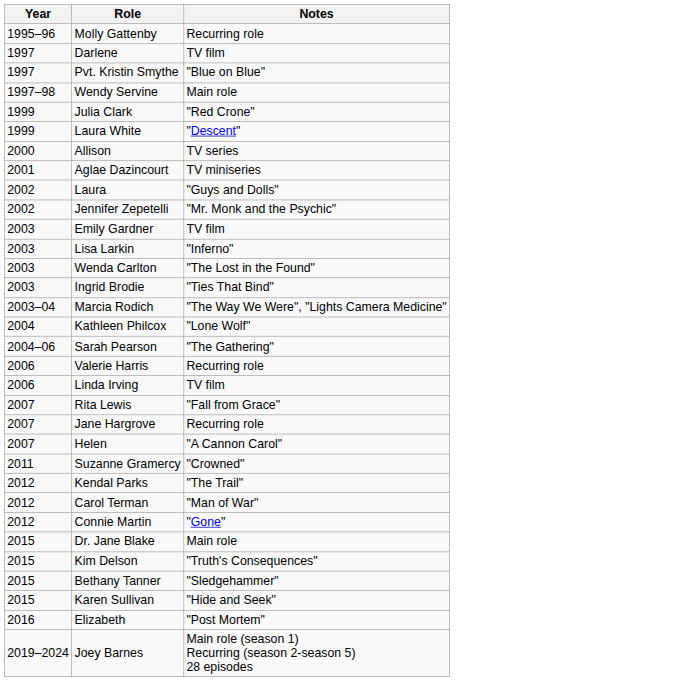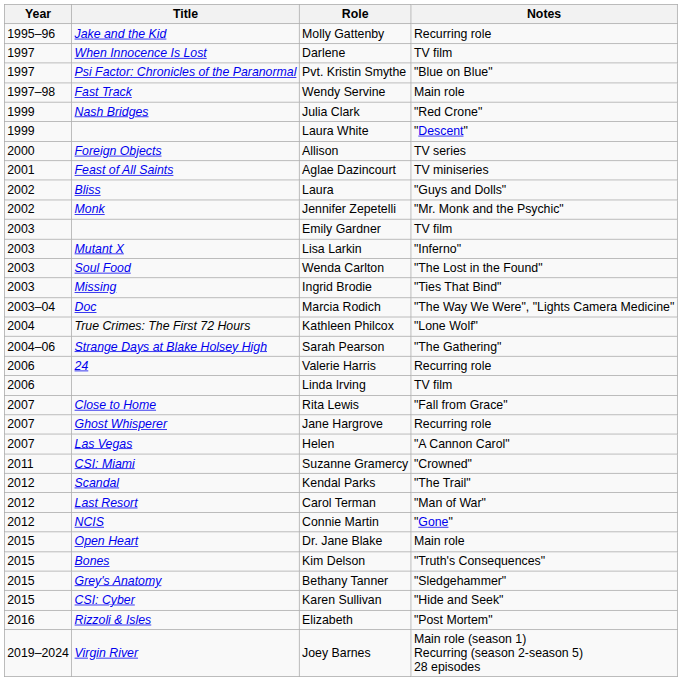+ column: (185, 14)
